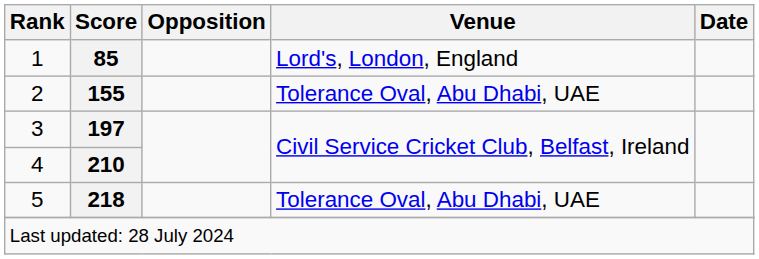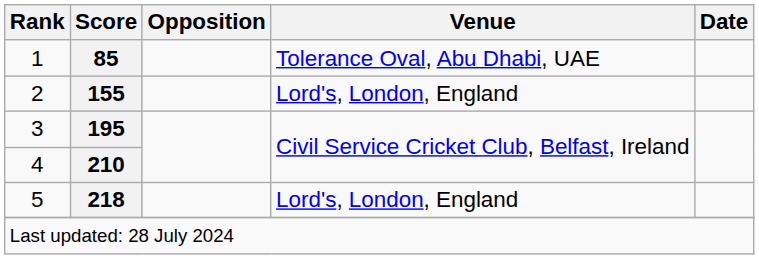(397, 57) Lord's, London, England -> (438, 57) Tolerance Oval, Abu Dhabi, UAE
(438, 93) Tolerance Oval, Abu Dhabi, UAE -> (397, 93) Lord's, London, England
(106, 128) 197 -> (106, 128) 195
(438, 199) Tolerance Oval, Abu Dhabi, UAE -> (397, 199) Lord's, London, England
